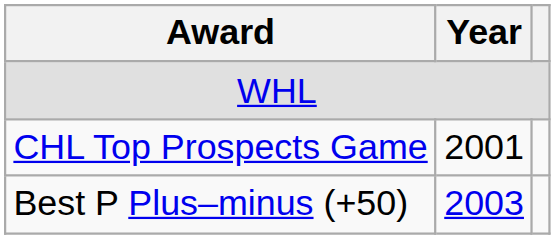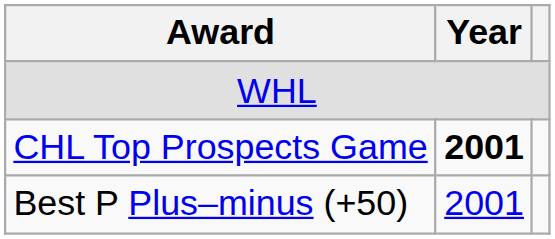(484, 146) normal -> (484, 146) bold
(484, 203) 2003 -> (484, 203) 2001
